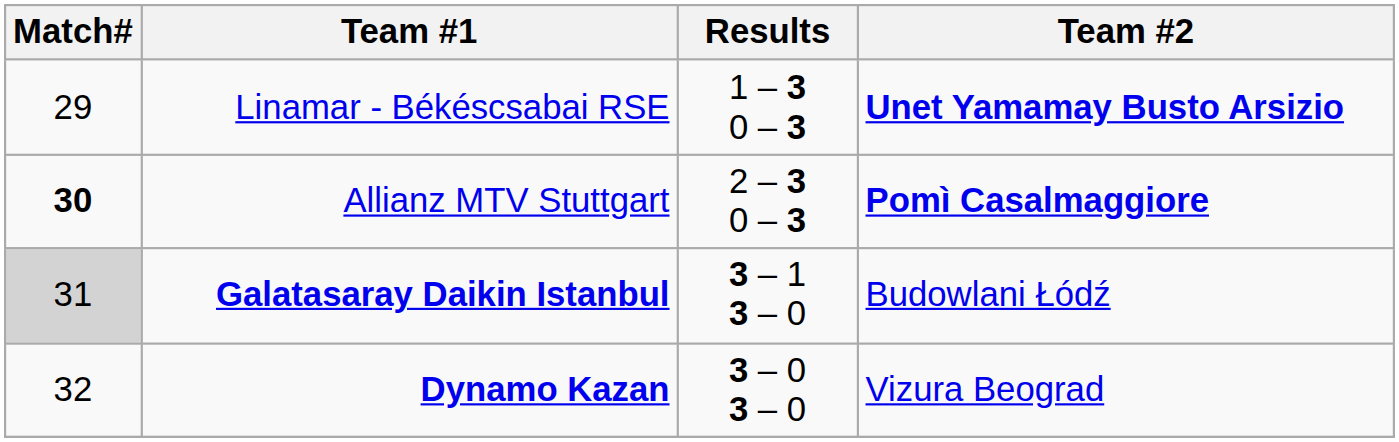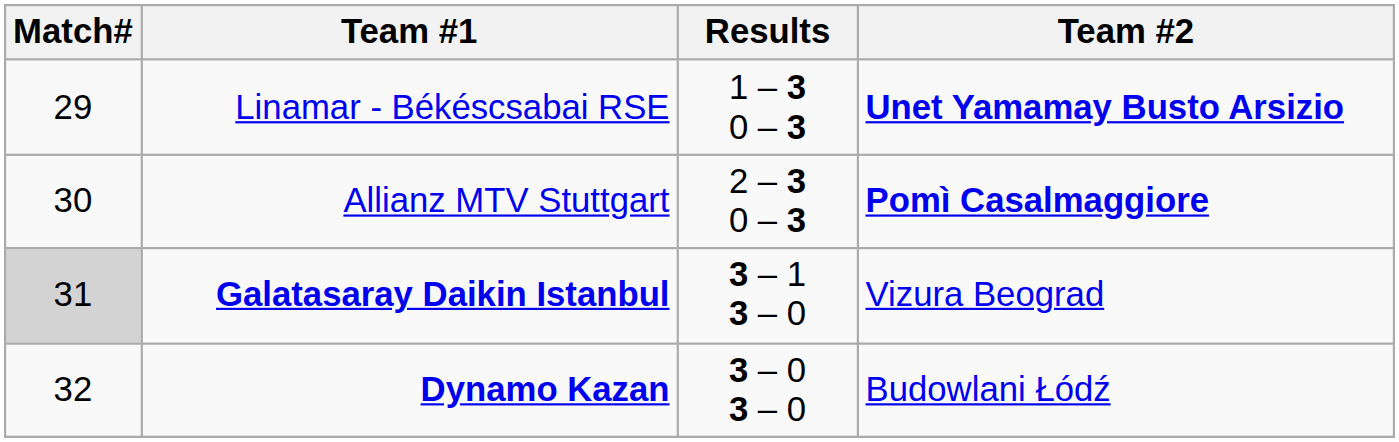(73, 200) bold -> (73, 200) normal
(988, 294) Budowlani Łódź -> (985, 294) Vizura Beograd
(985, 388) Vizura Beograd -> (988, 388) Budowlani Łódź
